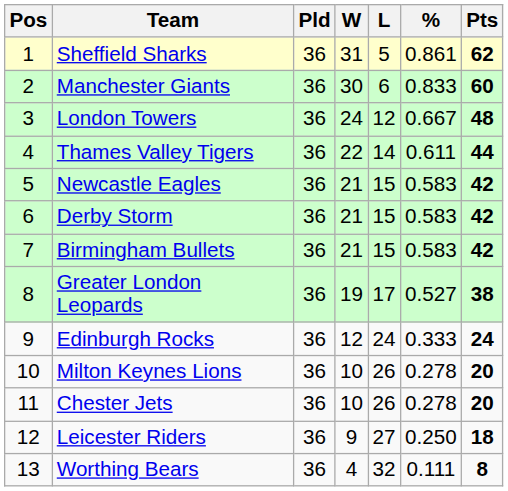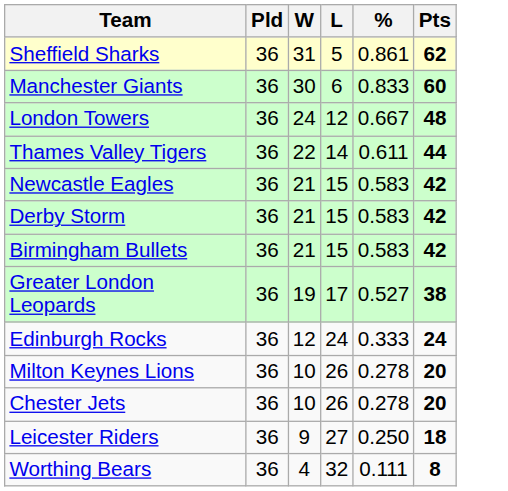- column: (28, 20)
